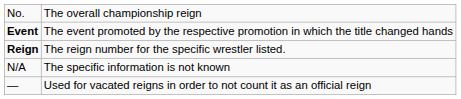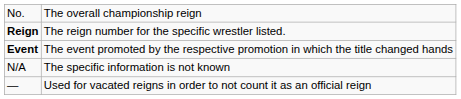rows swapped: (23, 49) <-> (22, 31)
